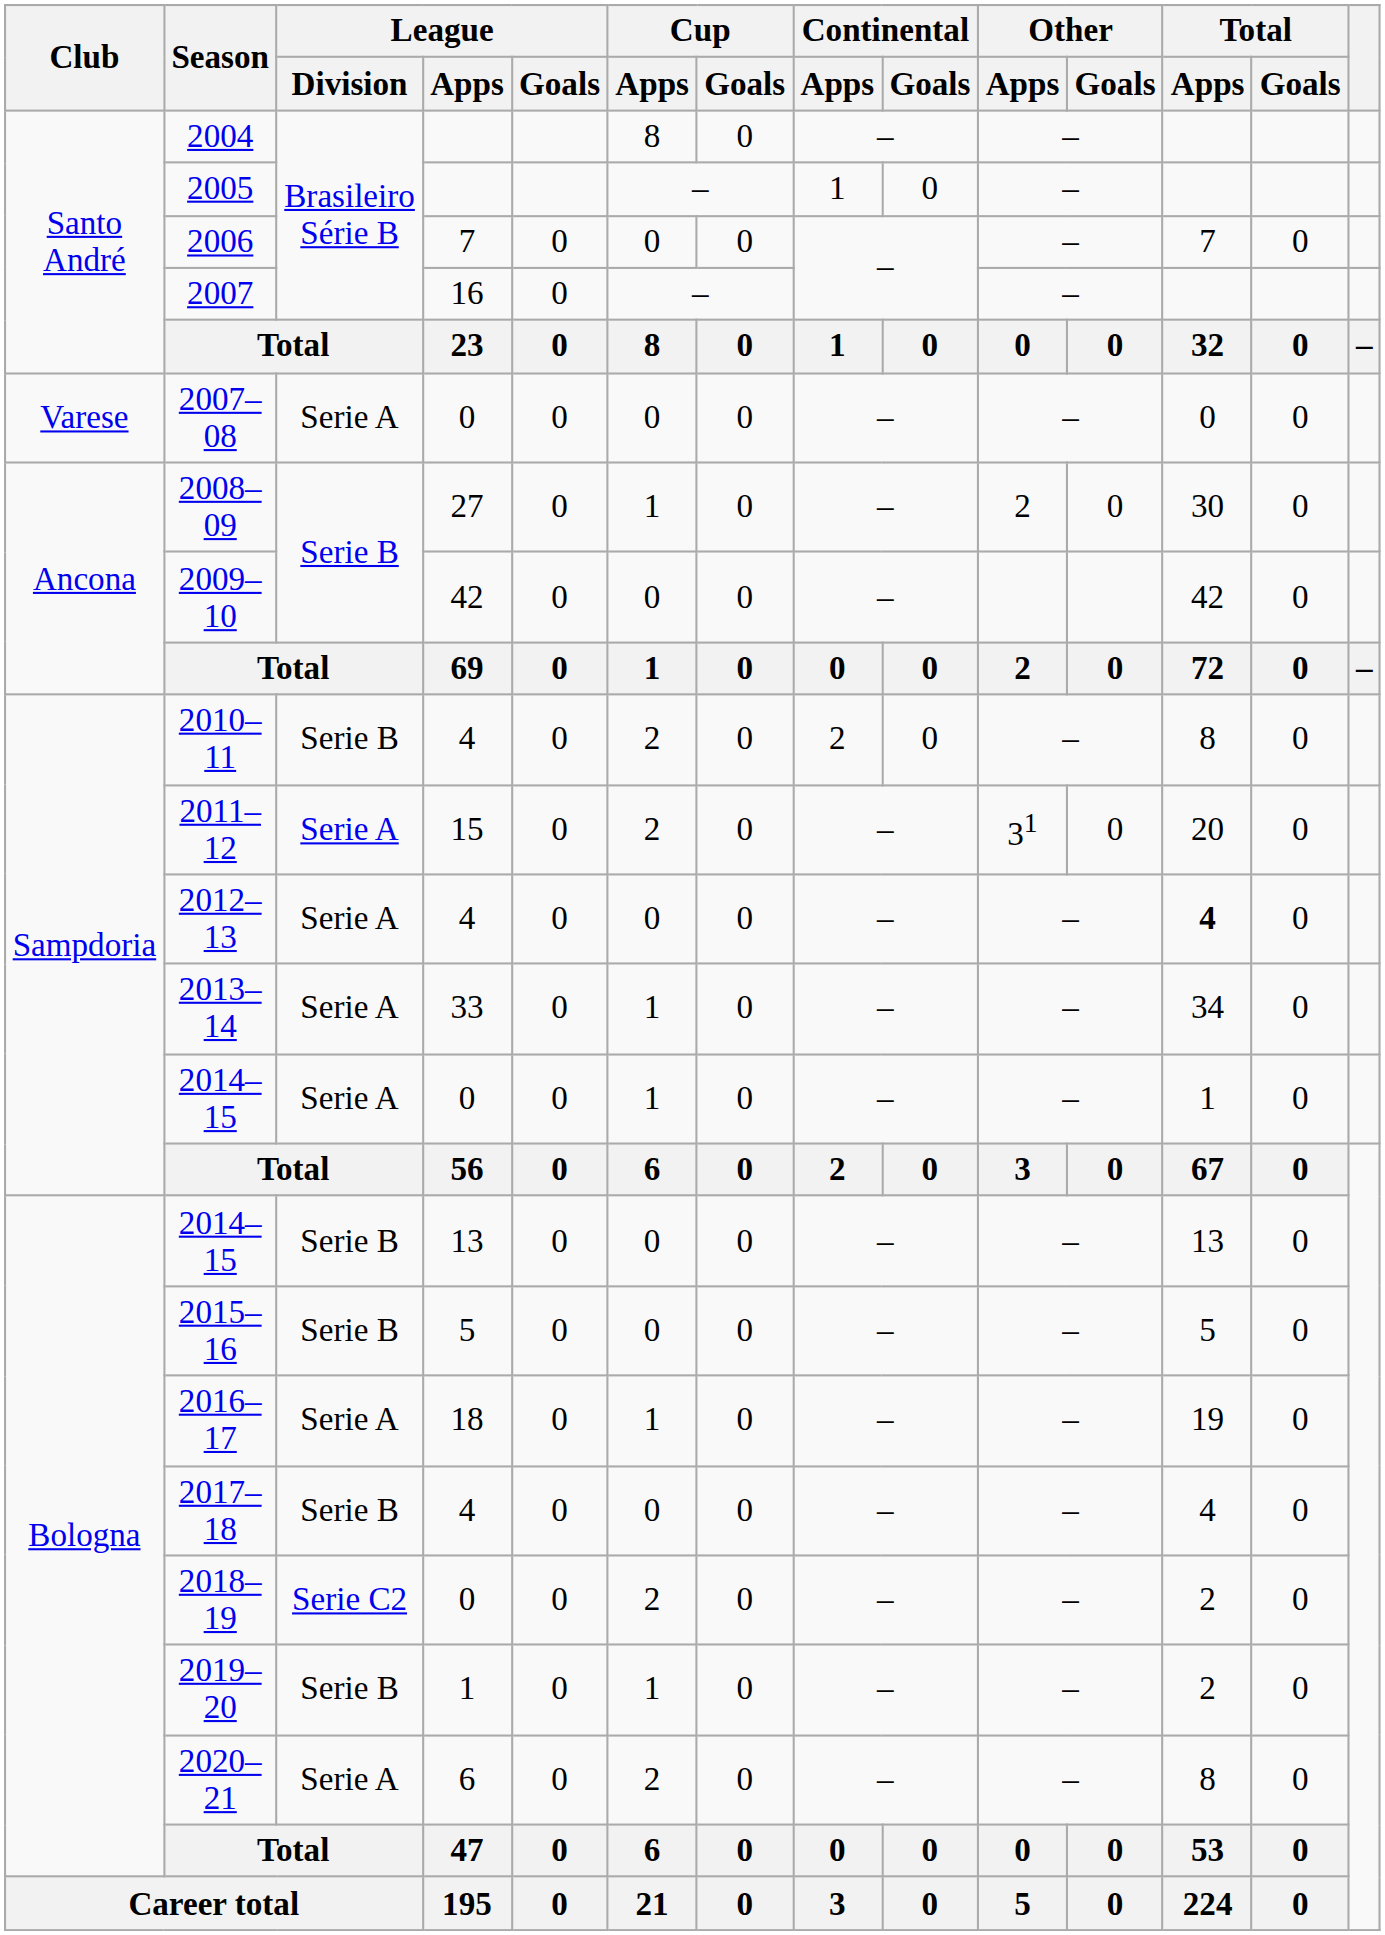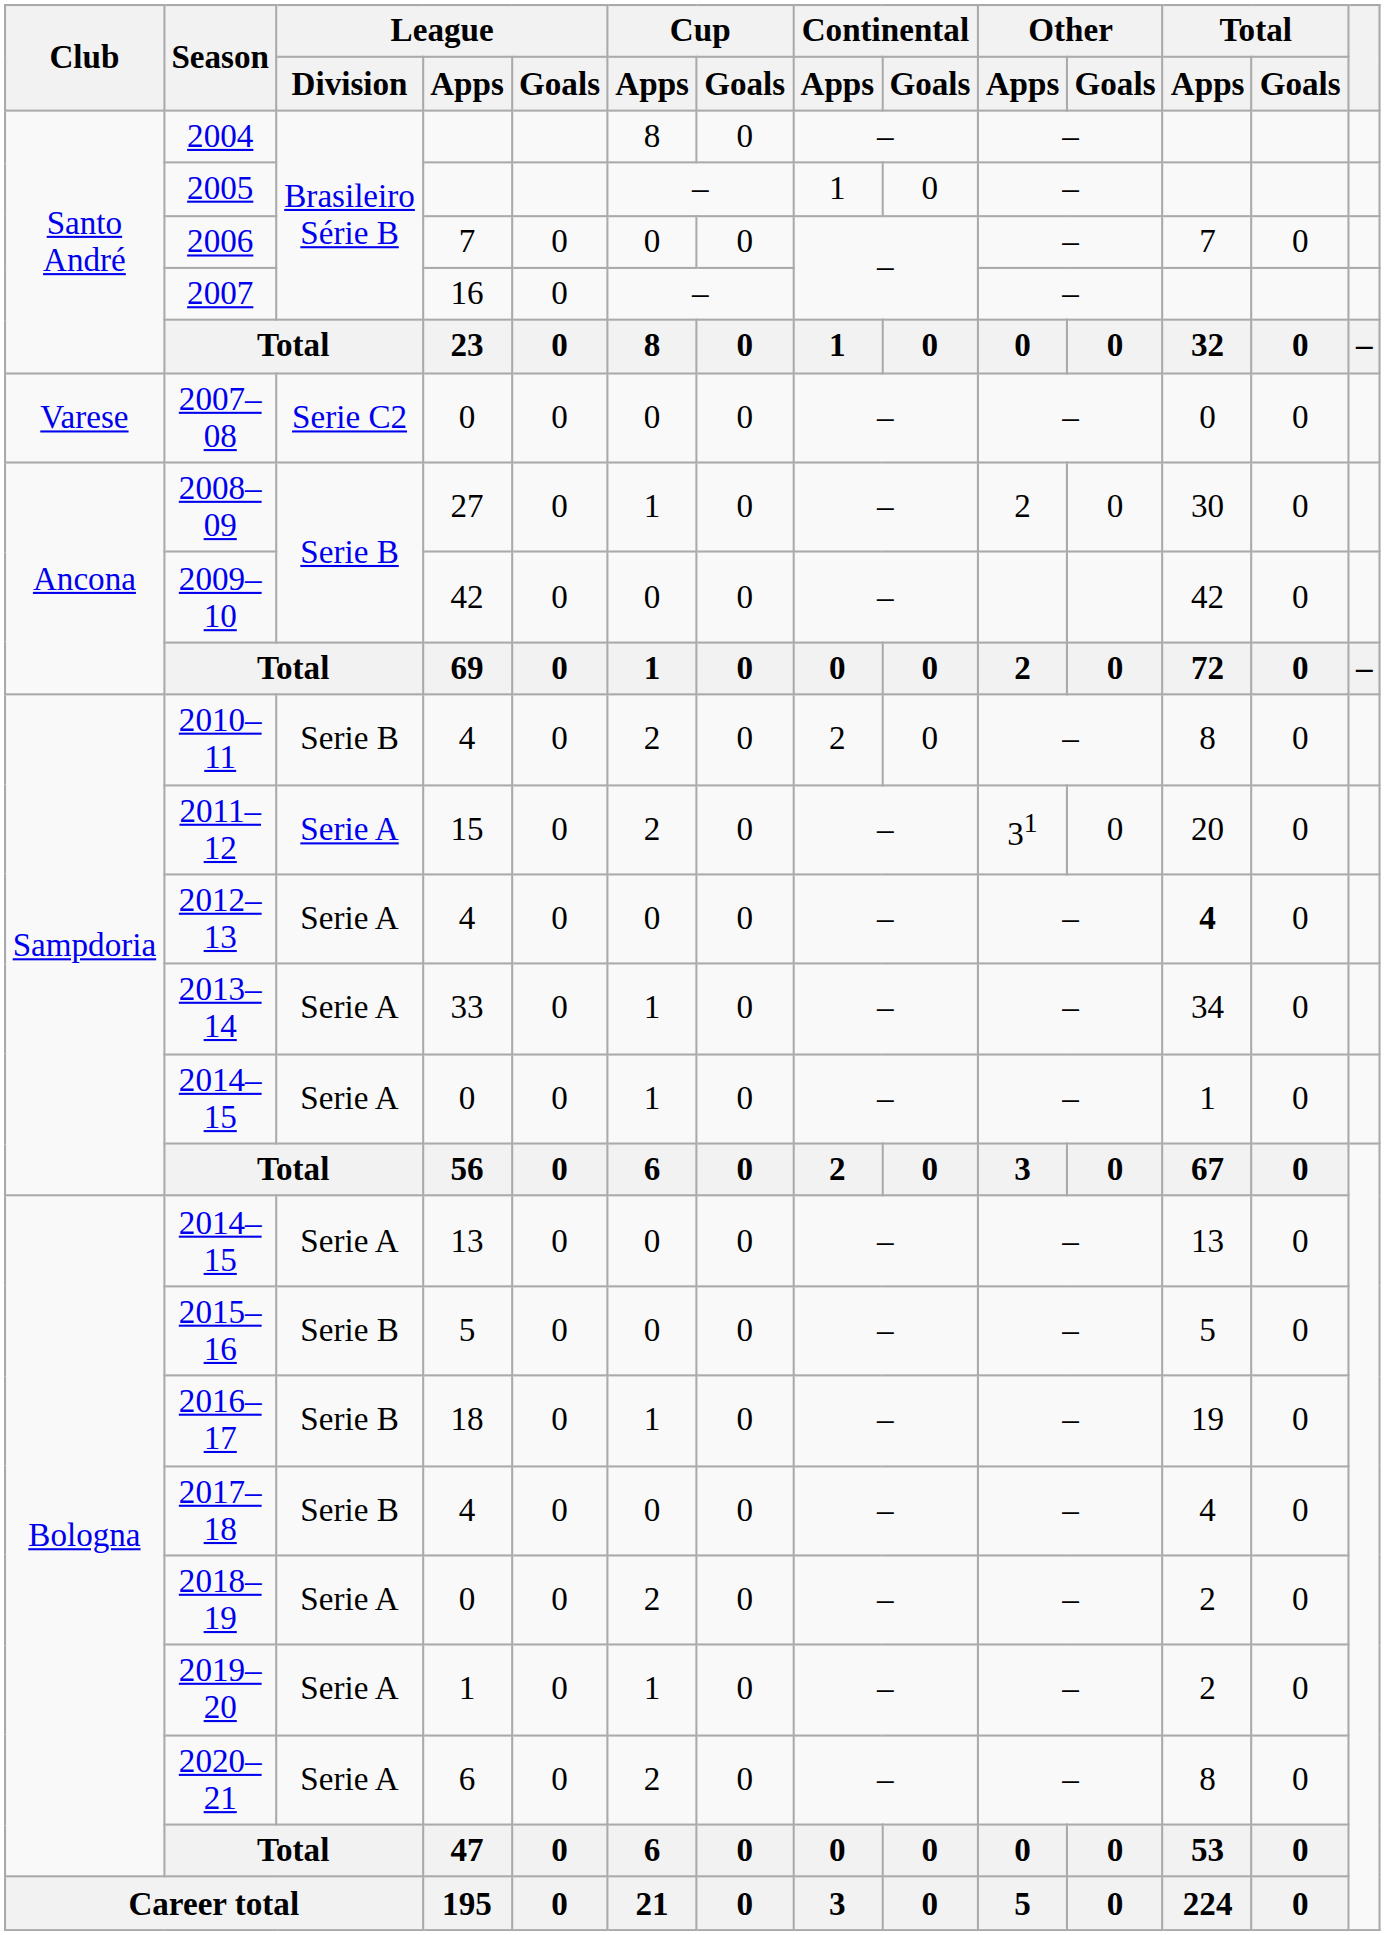(350, 417) Serie A -> (350, 417) Serie C2
(350, 1240) Serie B -> (350, 1240) Serie A
(350, 1419) Serie A -> (350, 1419) Serie B
(350, 1599) Serie C2 -> (350, 1599) Serie A
(350, 1689) Serie B -> (350, 1689) Serie A
